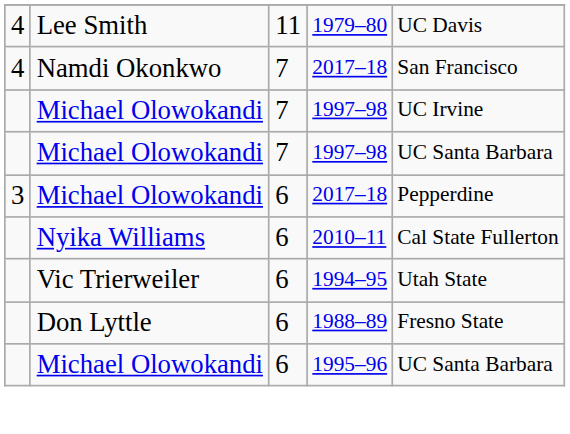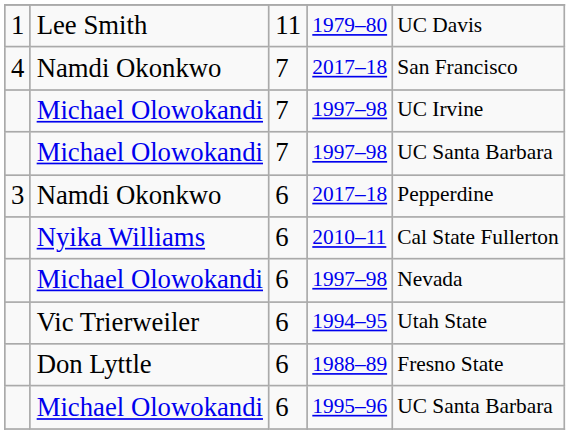(18, 25) 4 -> (18, 25) 1
(150, 195) Michael Olowokandi -> (129, 195) Namdi Okonkwo
+ row: (282, 279)
